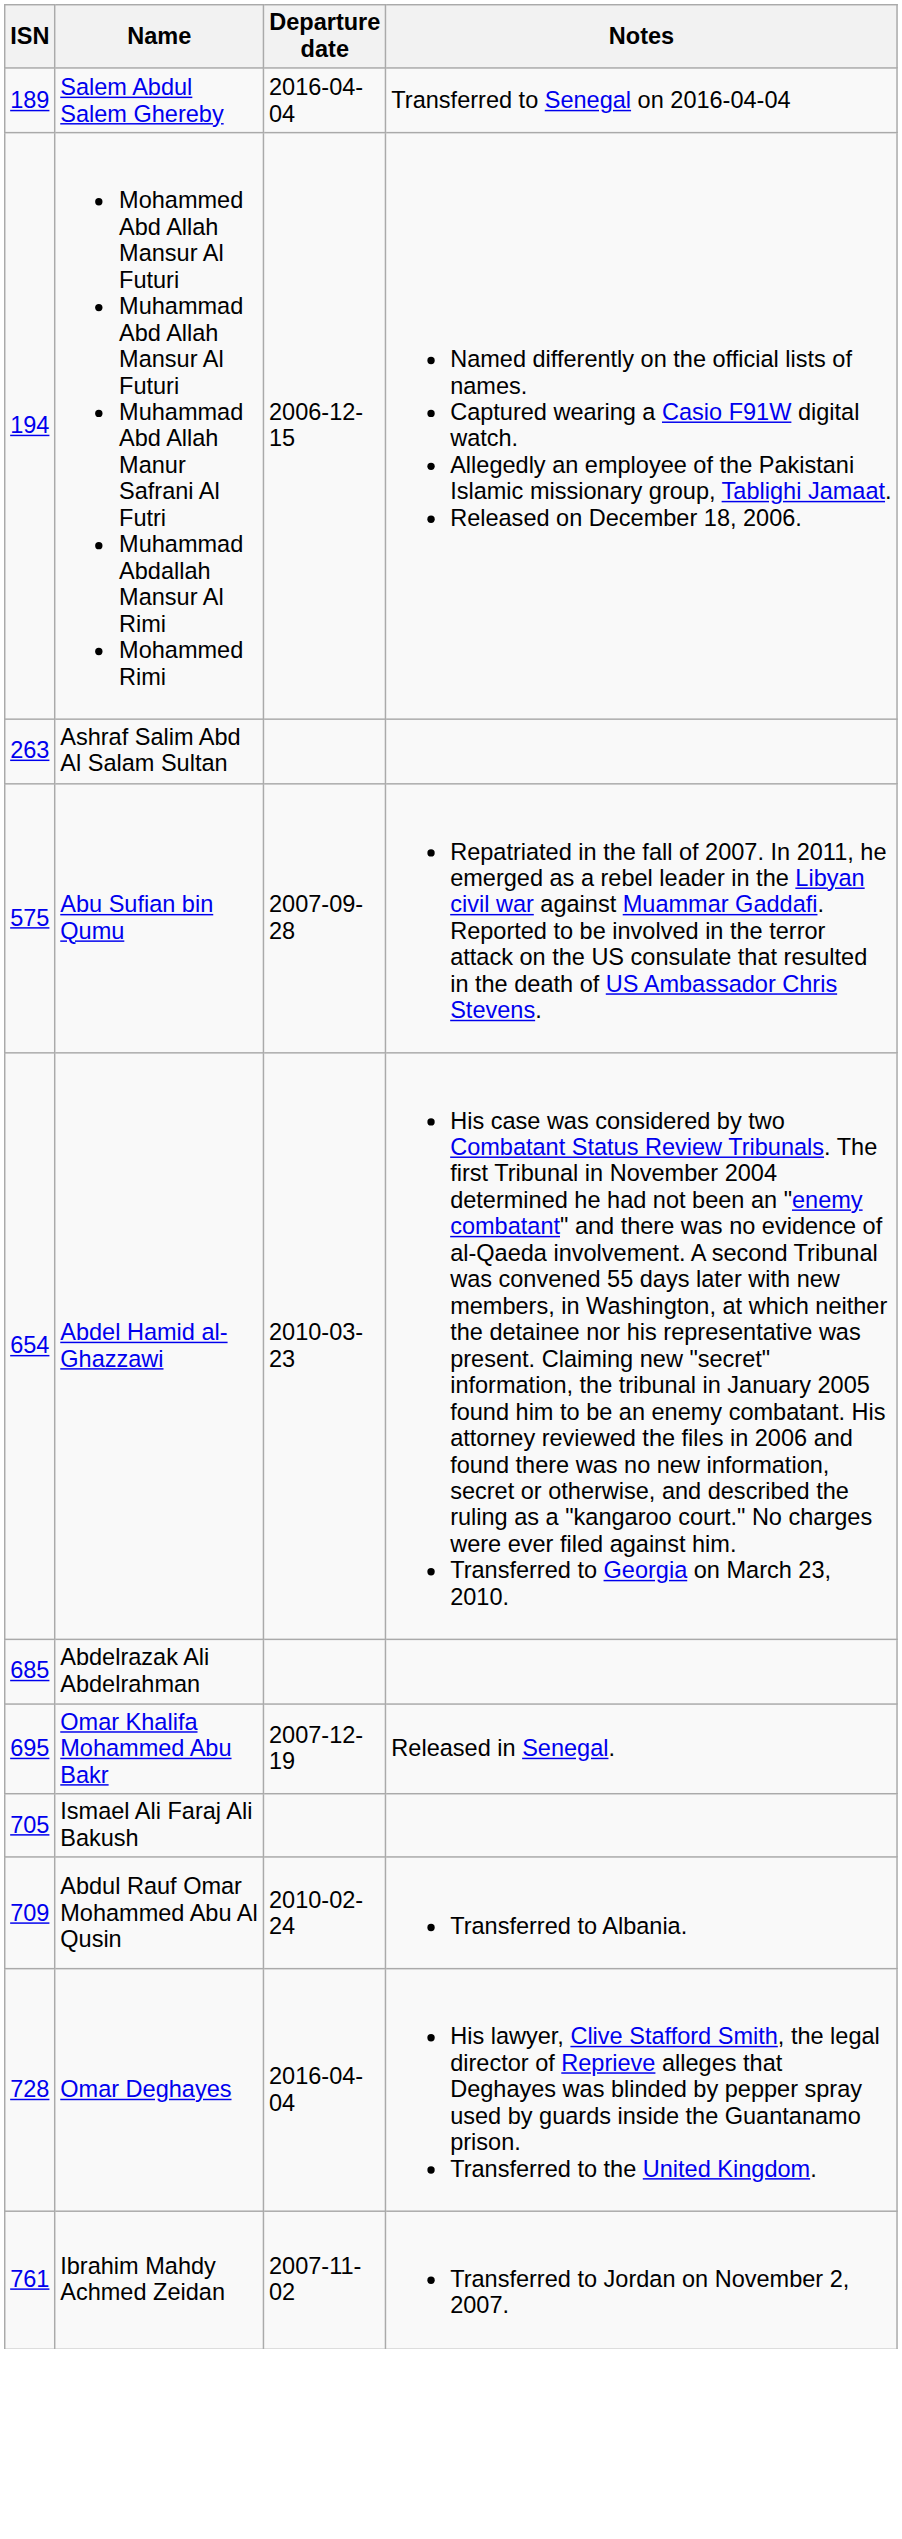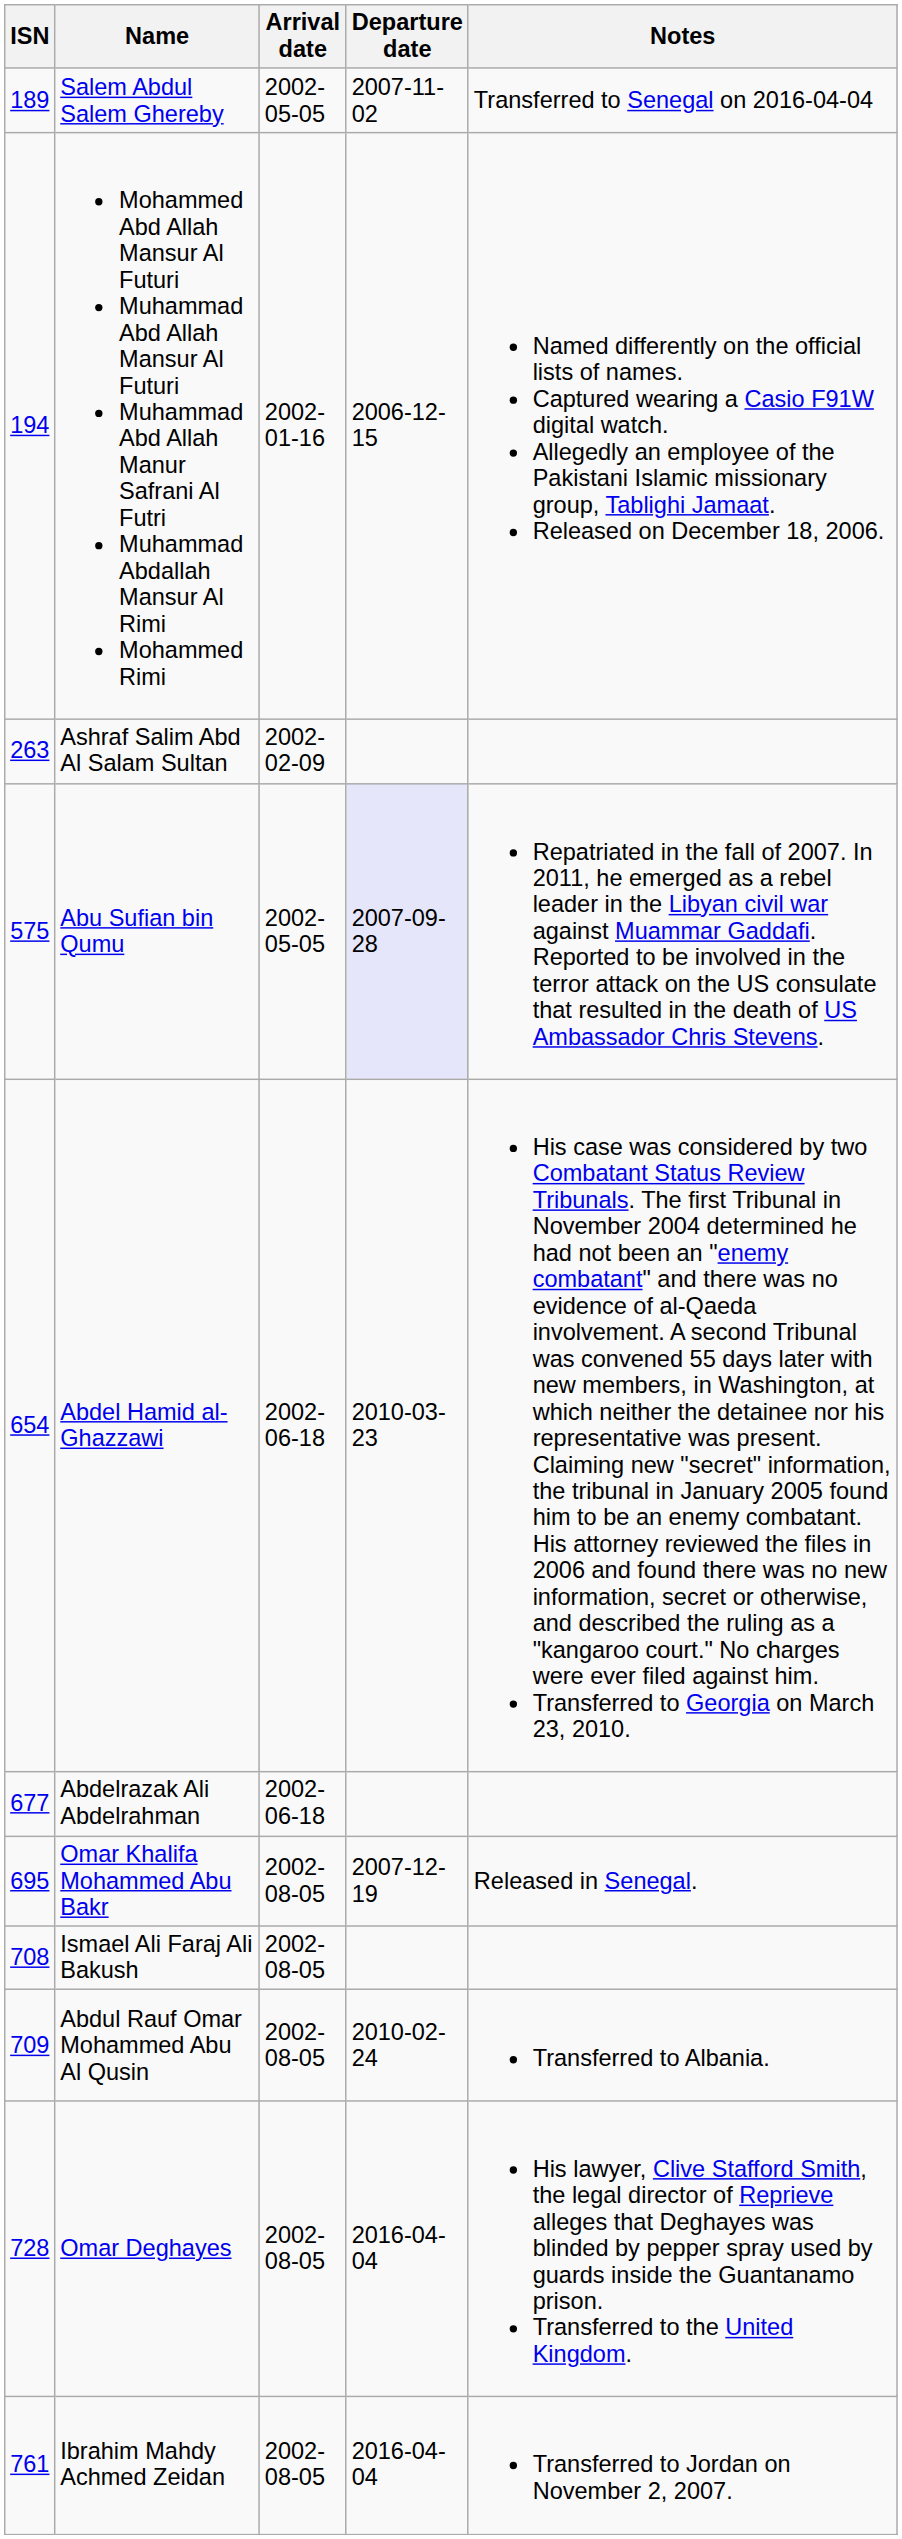+ column: (303, 36)
(316, 100) 2016-04-04 -> (398, 100) 2007-11-02
(316, 917) no background -> (399, 930) lavender background
(30, 1671) 685 -> (30, 1803) 677
(30, 1825) 705 -> (30, 1957) 708
(315, 2279) 2007-11-02 -> (399, 2465) 2016-04-04
